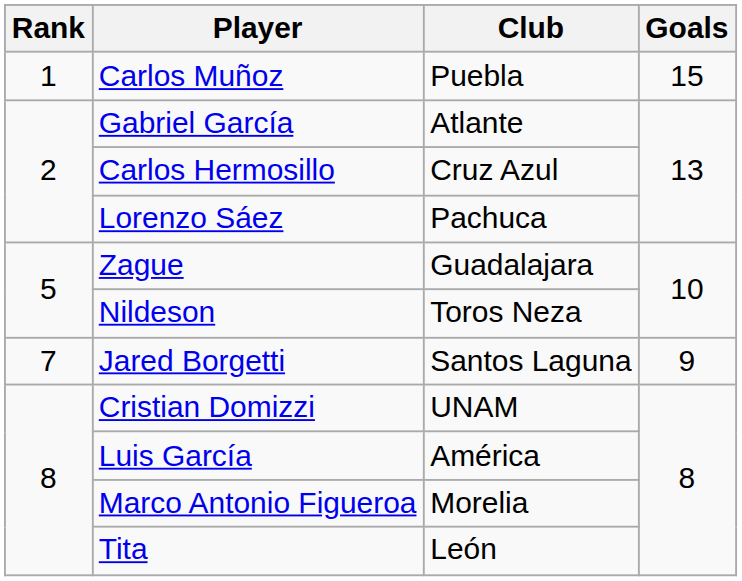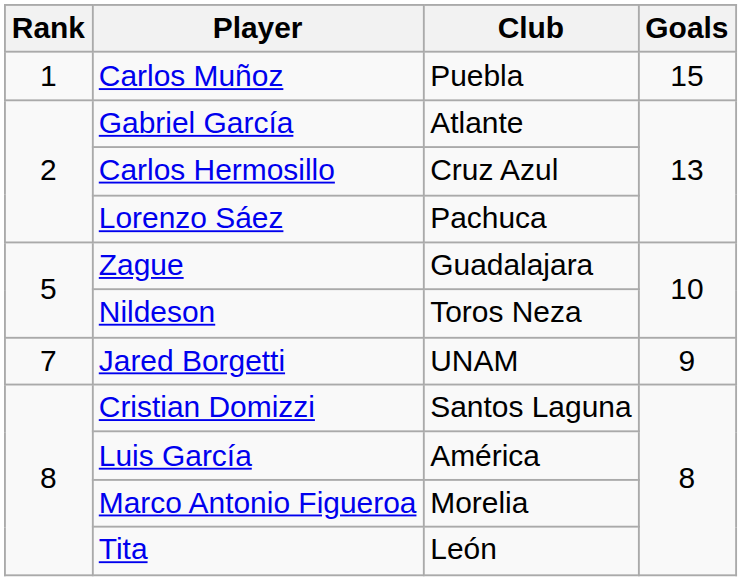(531, 360) Santos Laguna -> (474, 360) UNAM
(474, 407) UNAM -> (531, 407) Santos Laguna
